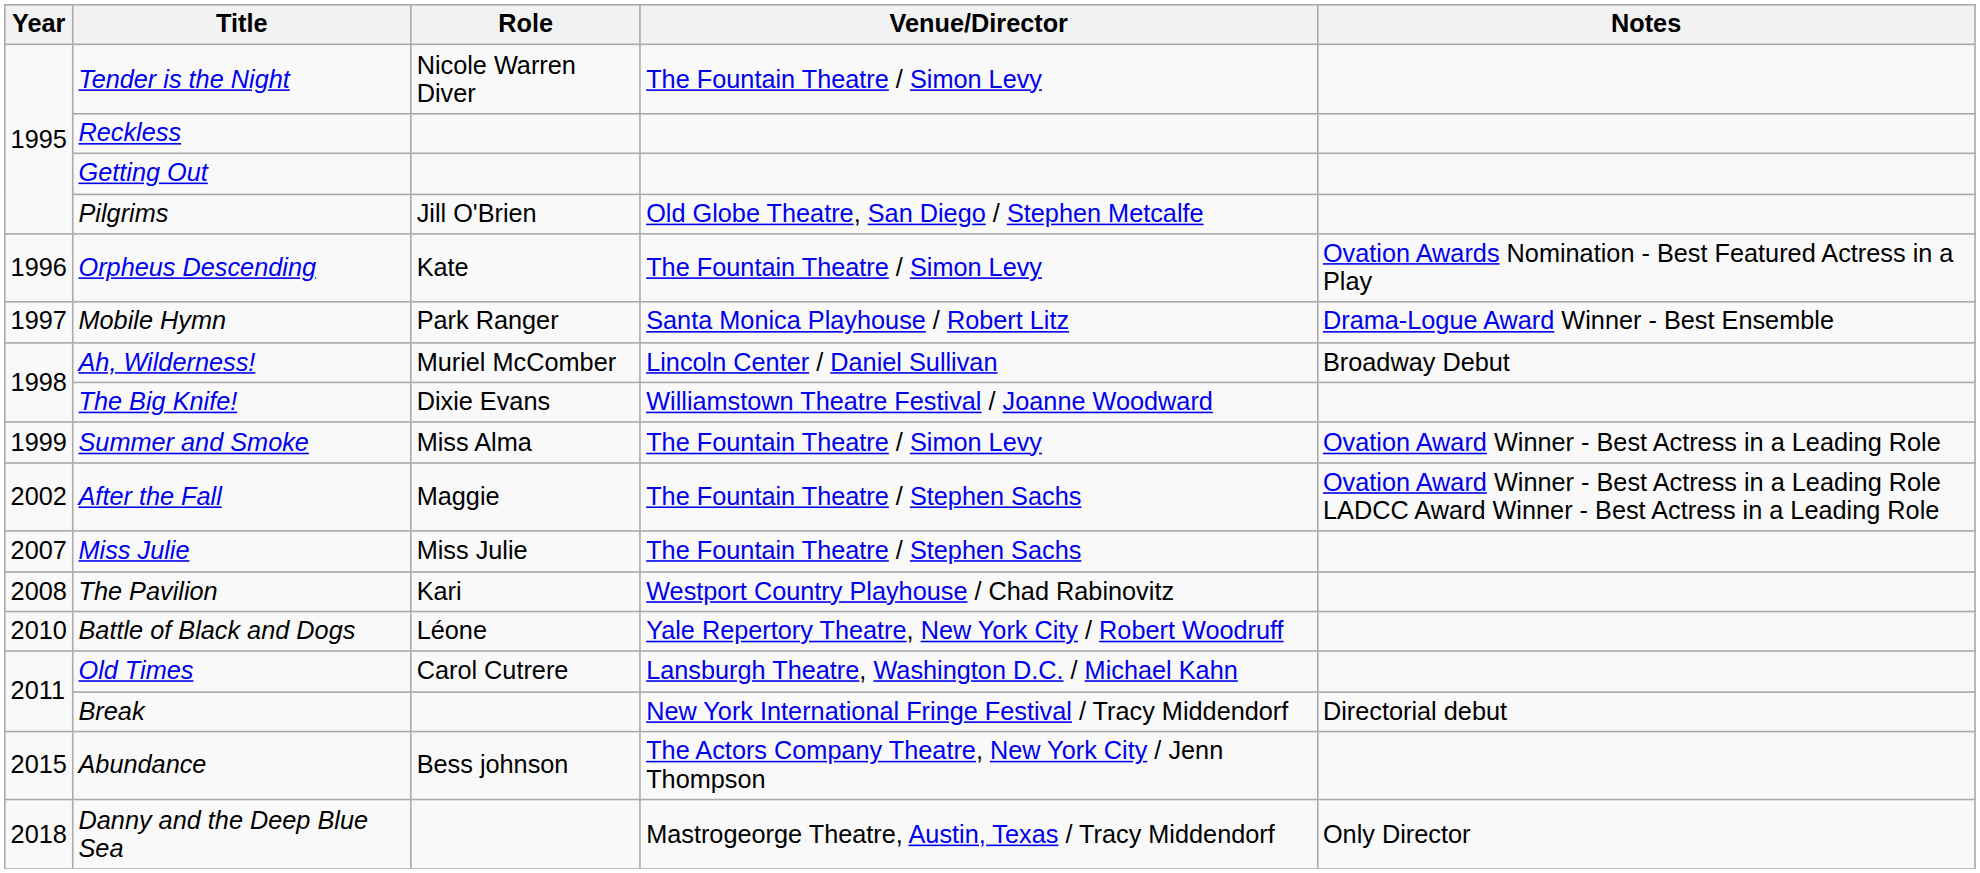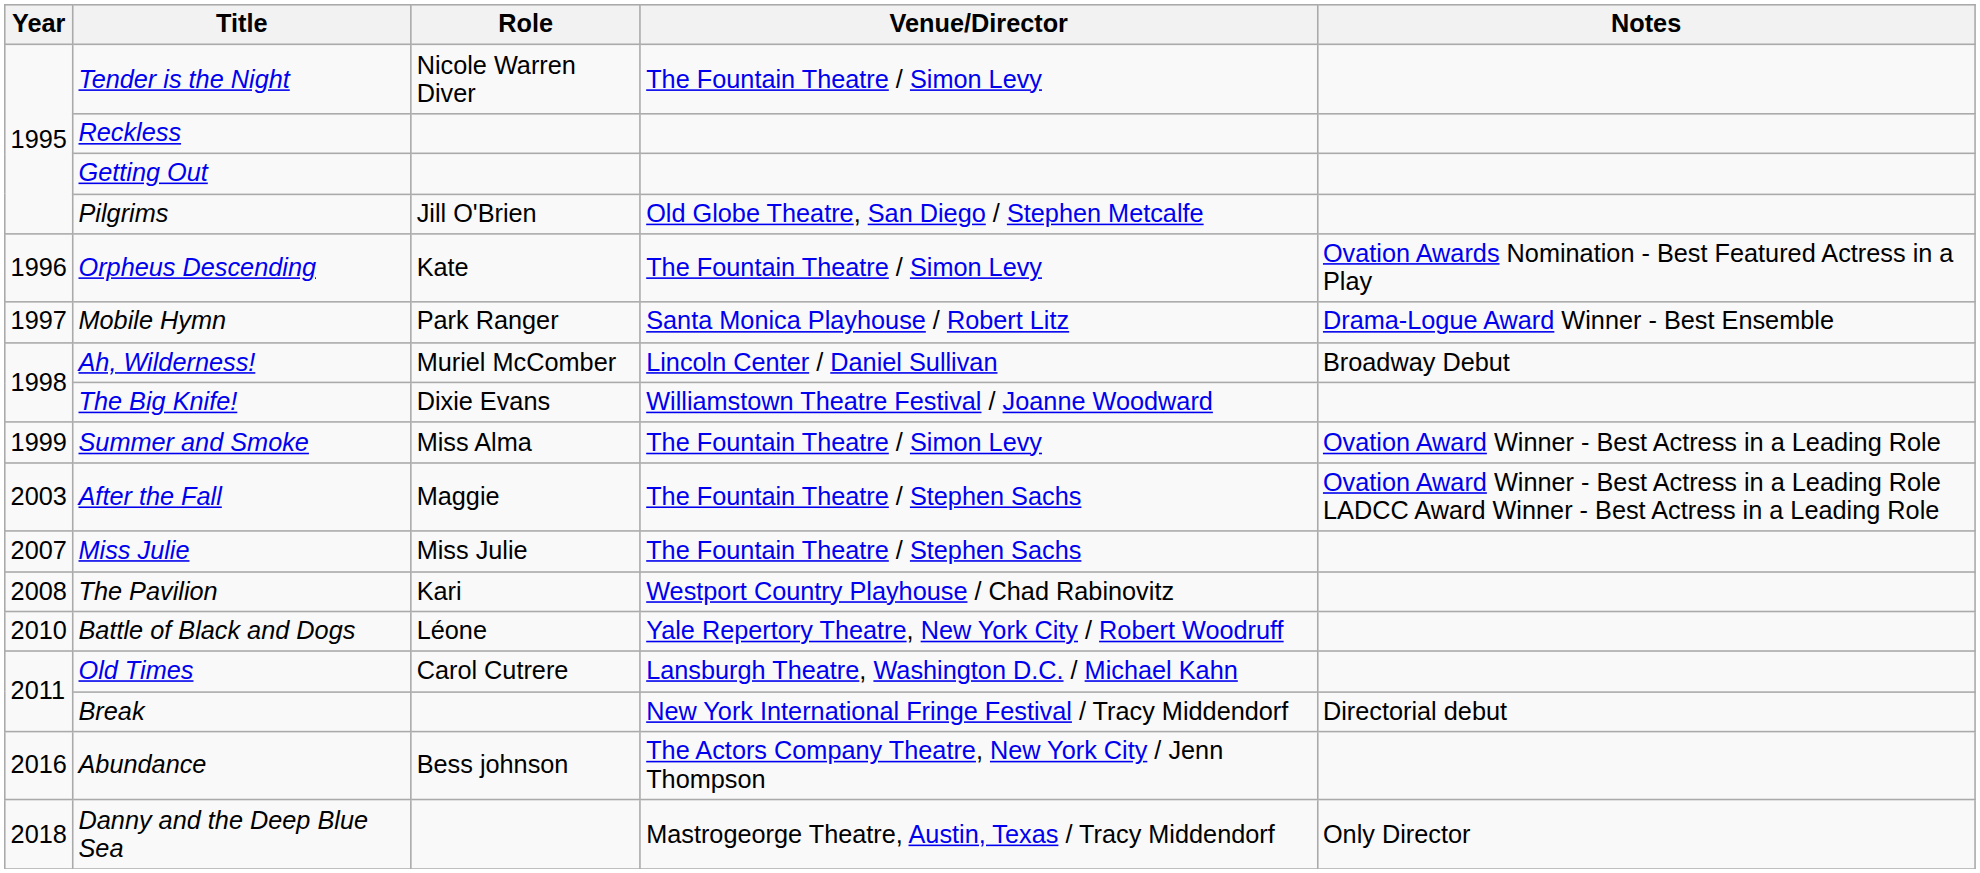(39, 496) 2002 -> (39, 496) 2003
(39, 765) 2015 -> (39, 765) 2016
